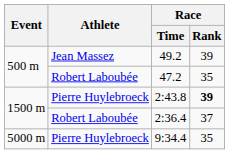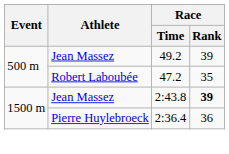(100, 97) Pierre Huylebroeck -> (83, 97) Jean Massez
(94, 118) Robert Laboubée -> (100, 118) Pierre Huylebroeck
(207, 118) 37 -> (207, 118) 36
- row: (171, 139)
